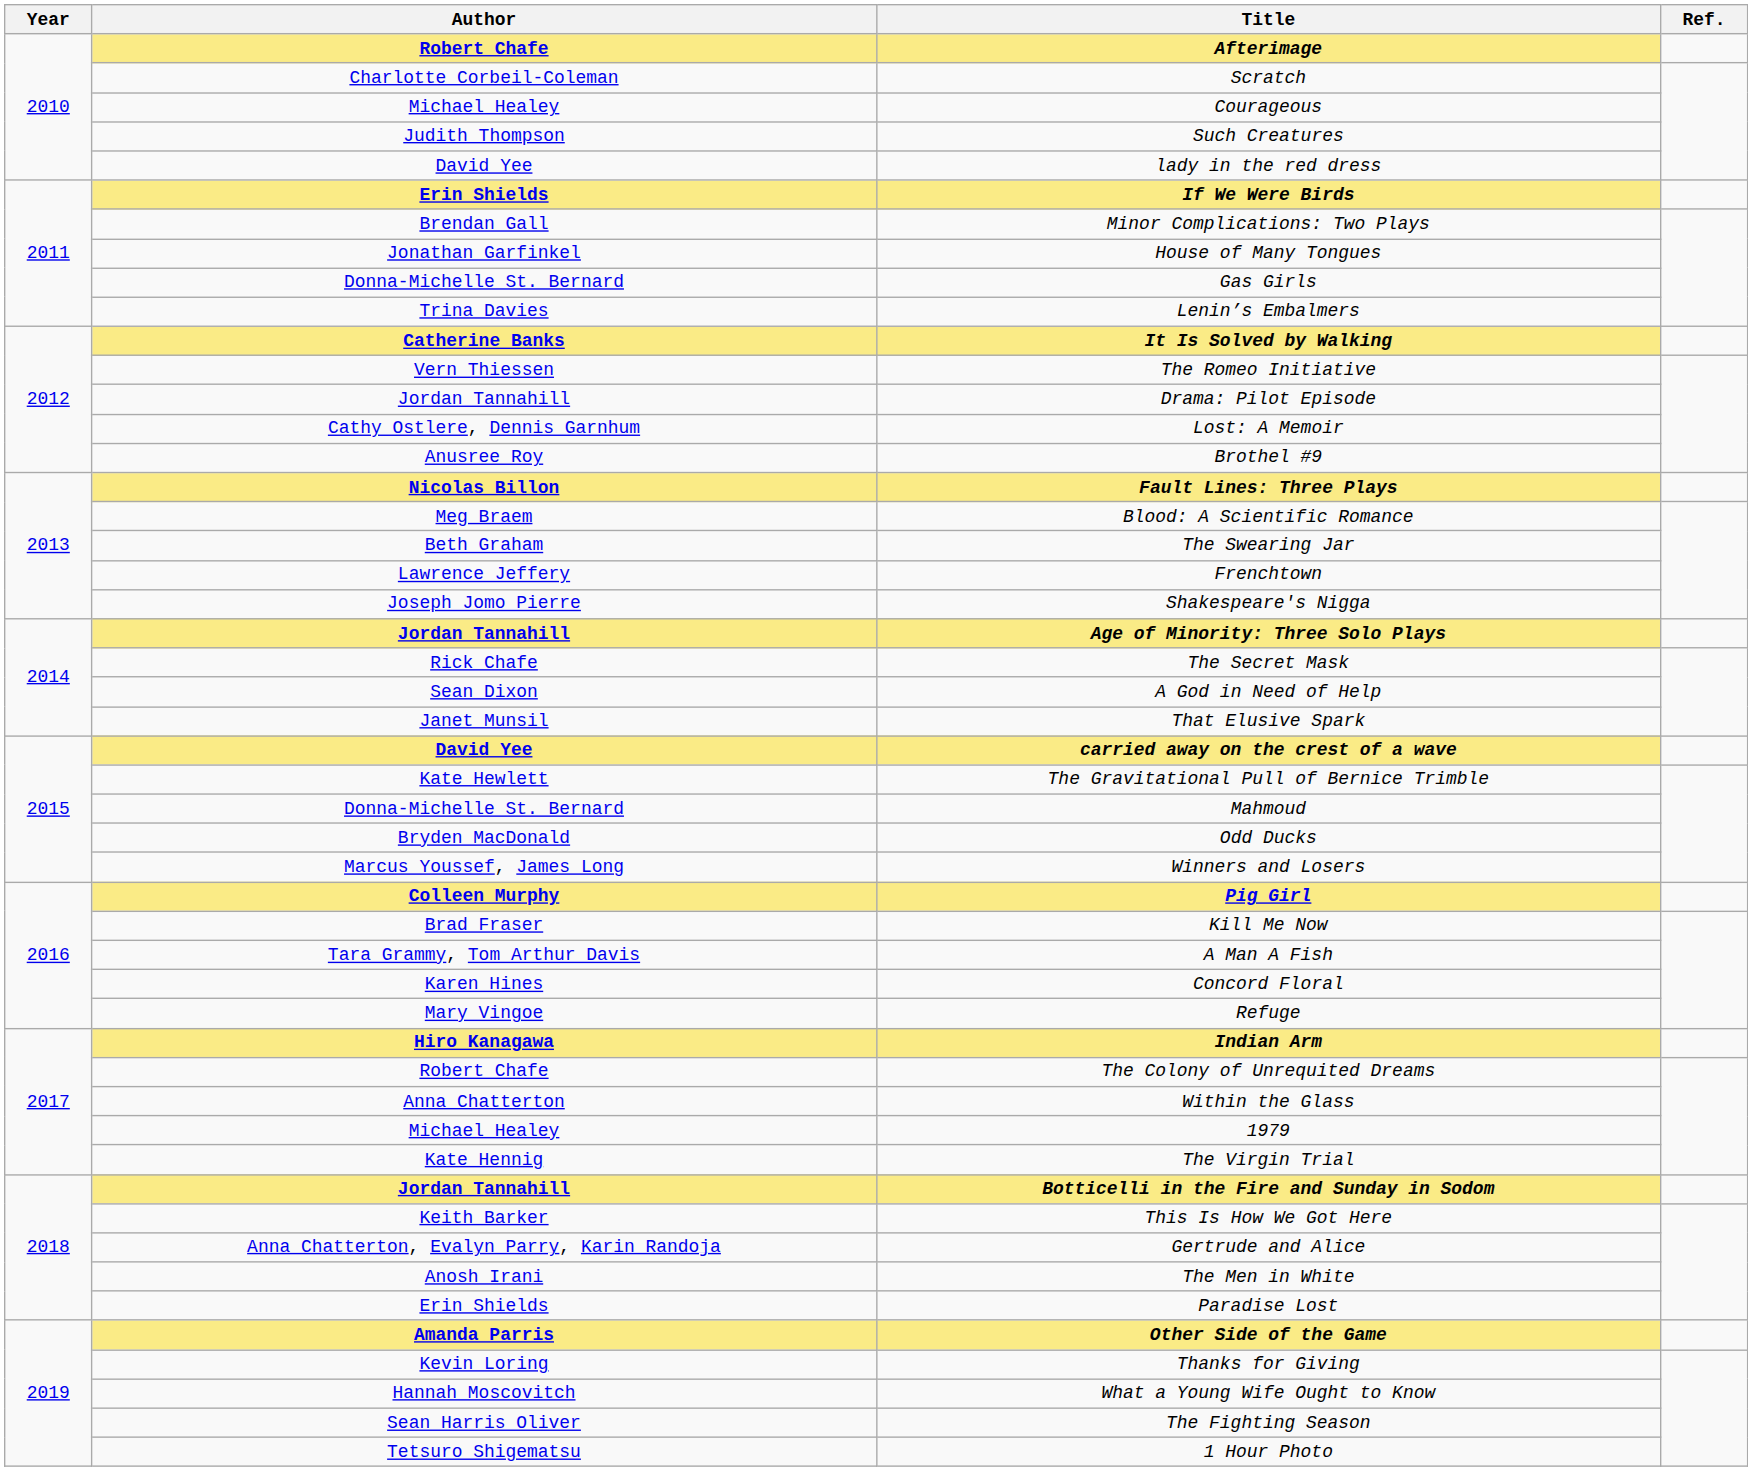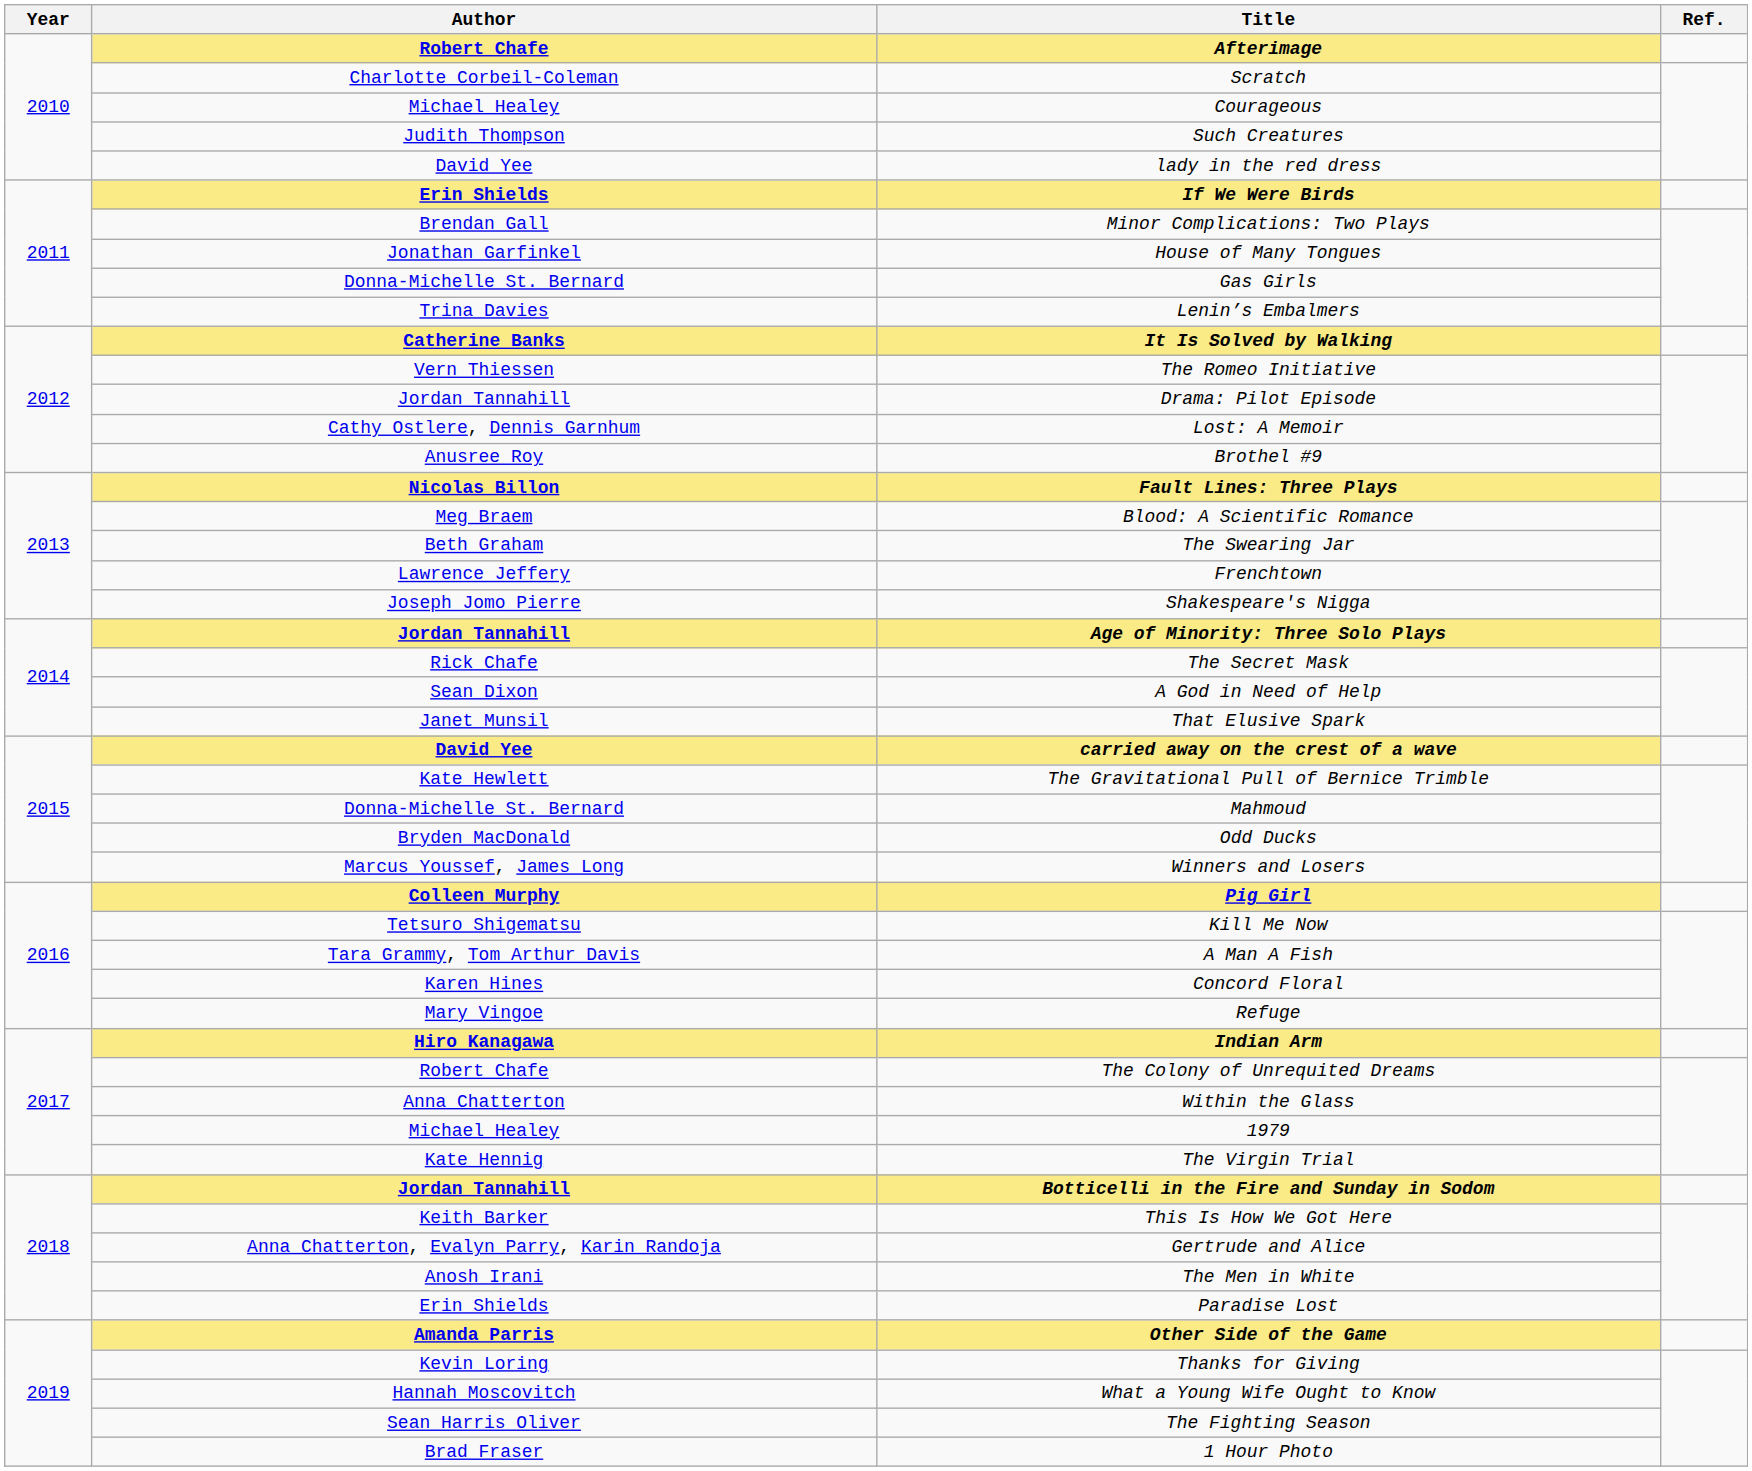(484, 926) Brad Fraser -> (484, 926) Tetsuro Shigematsu
(484, 1452) Tetsuro Shigematsu -> (484, 1452) Brad Fraser
